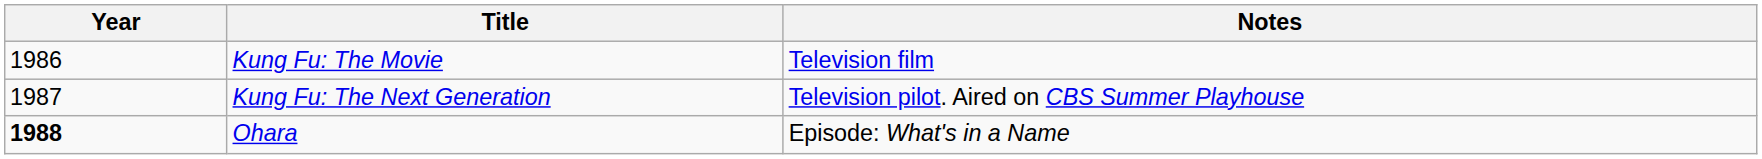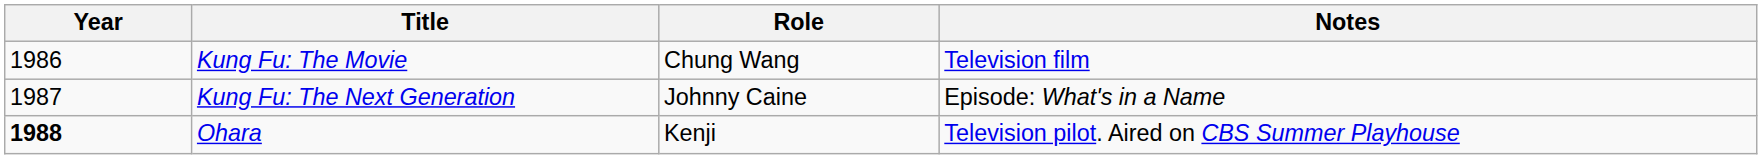+ column: (799, 23)
(1046, 97) Television pilot. Aired on CBS Summer Playhouse -> (1085, 97) Episode: What's in a Name
(929, 134) Episode: What's in a Name -> (1202, 134) Television pilot. Aired on CBS Summer Playhouse
